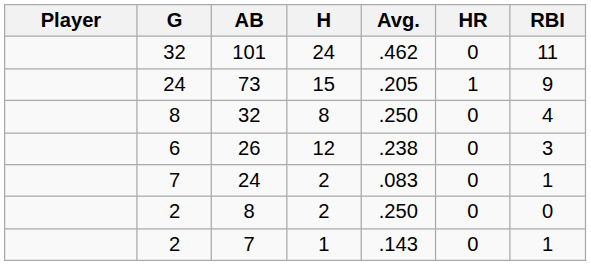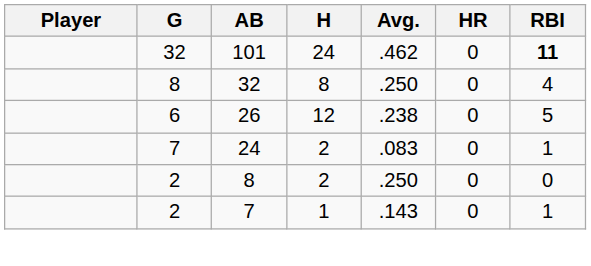(548, 52) normal -> (548, 52) bold
- row: (249, 84)
(548, 148) 3 -> (548, 116) 5
